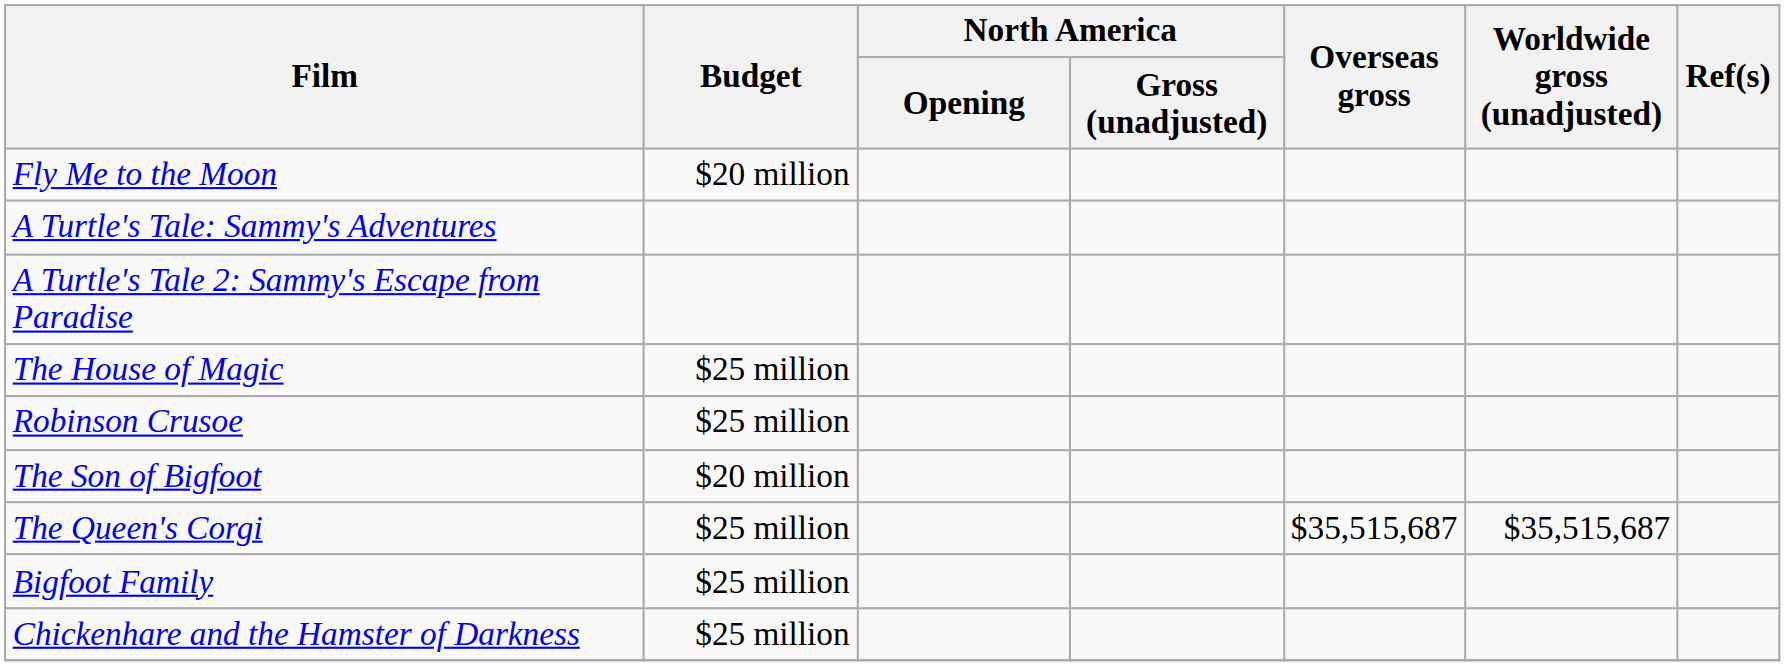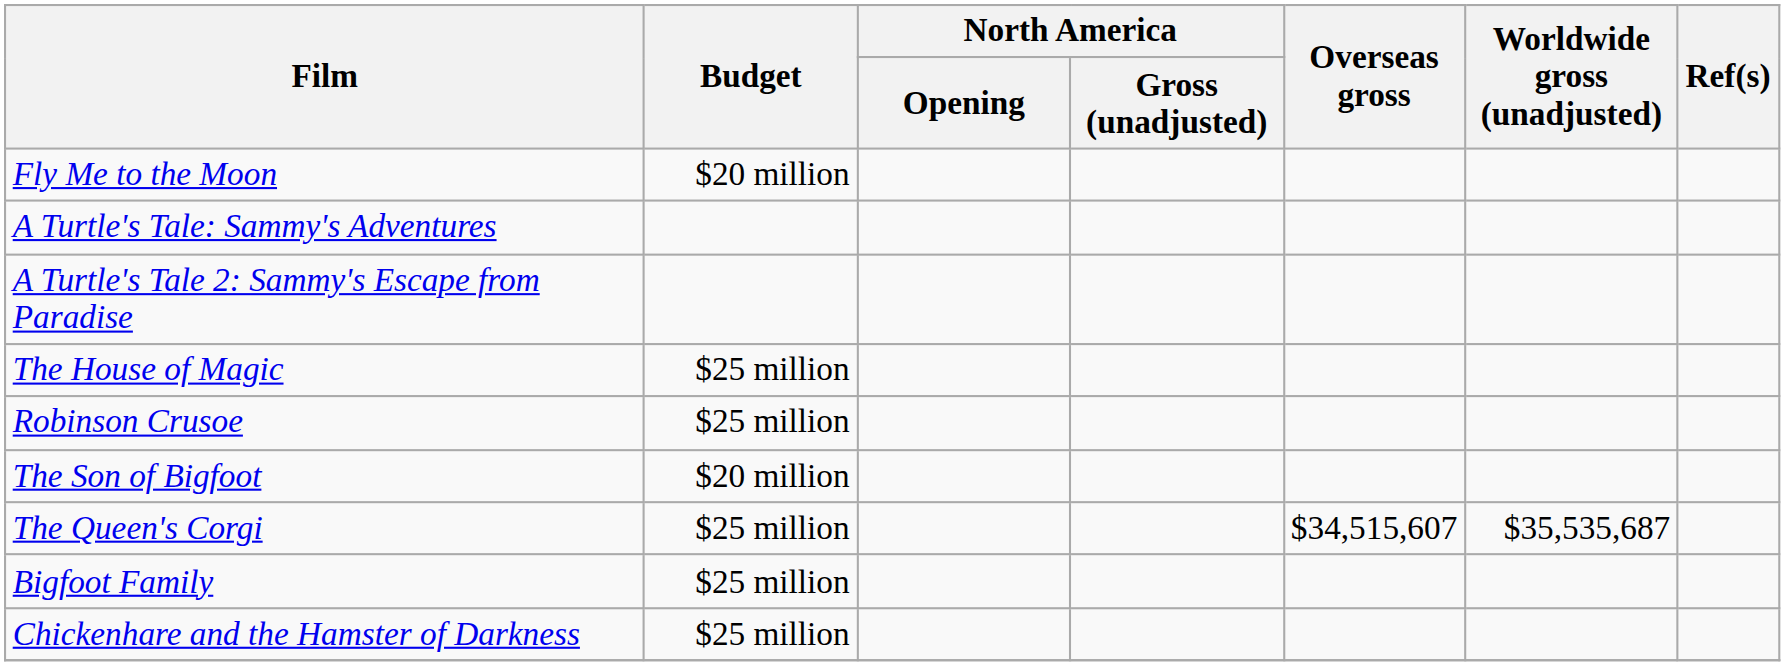(1374, 528) $35,515,687 -> (1374, 528) $34,515,607
(1587, 528) $35,515,687 -> (1587, 528) $35,535,687
